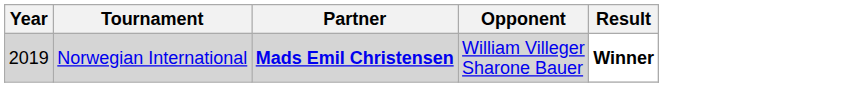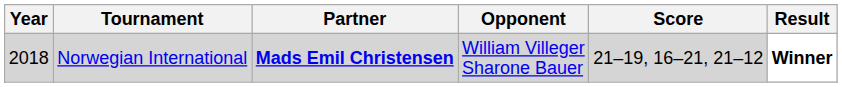+ column: (678, 19)
(29, 58) 2019 -> (29, 58) 2018
